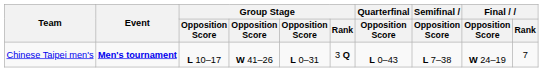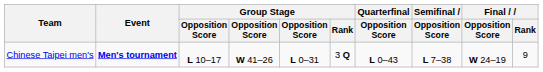(525, 55) 7 -> (525, 55) 9
